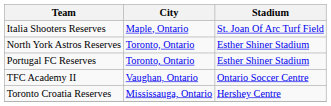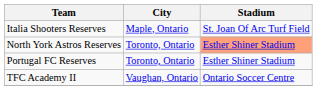(263, 45) no background -> (249, 45) lightsalmon background
- row: (59, 93)
